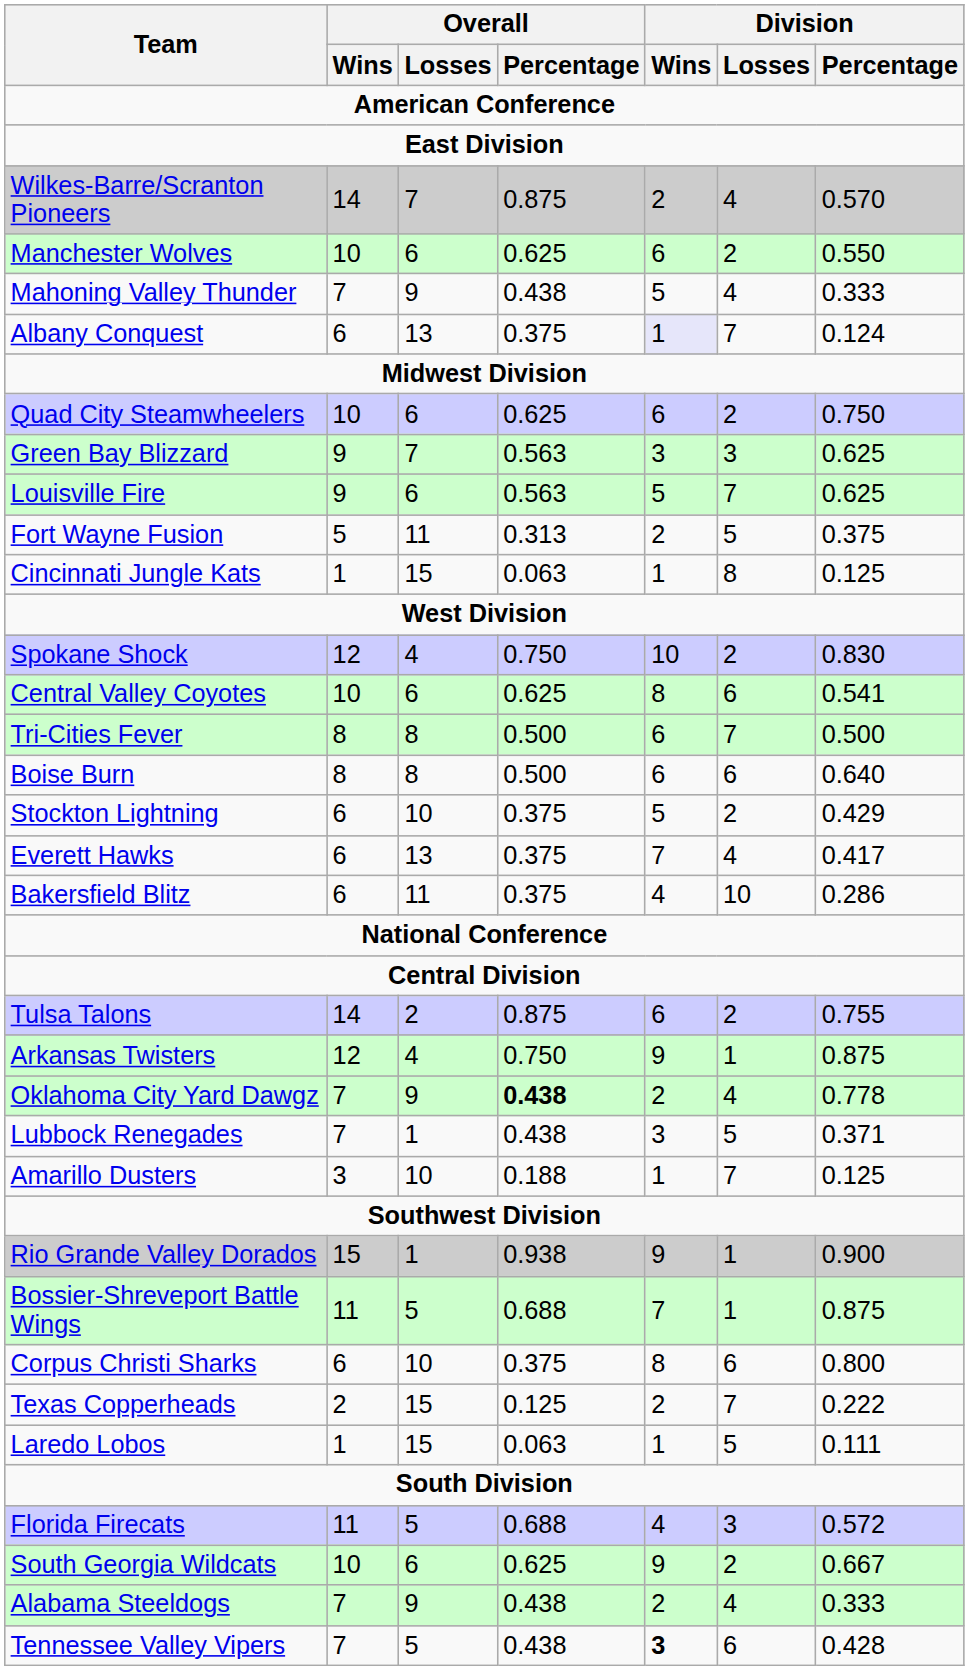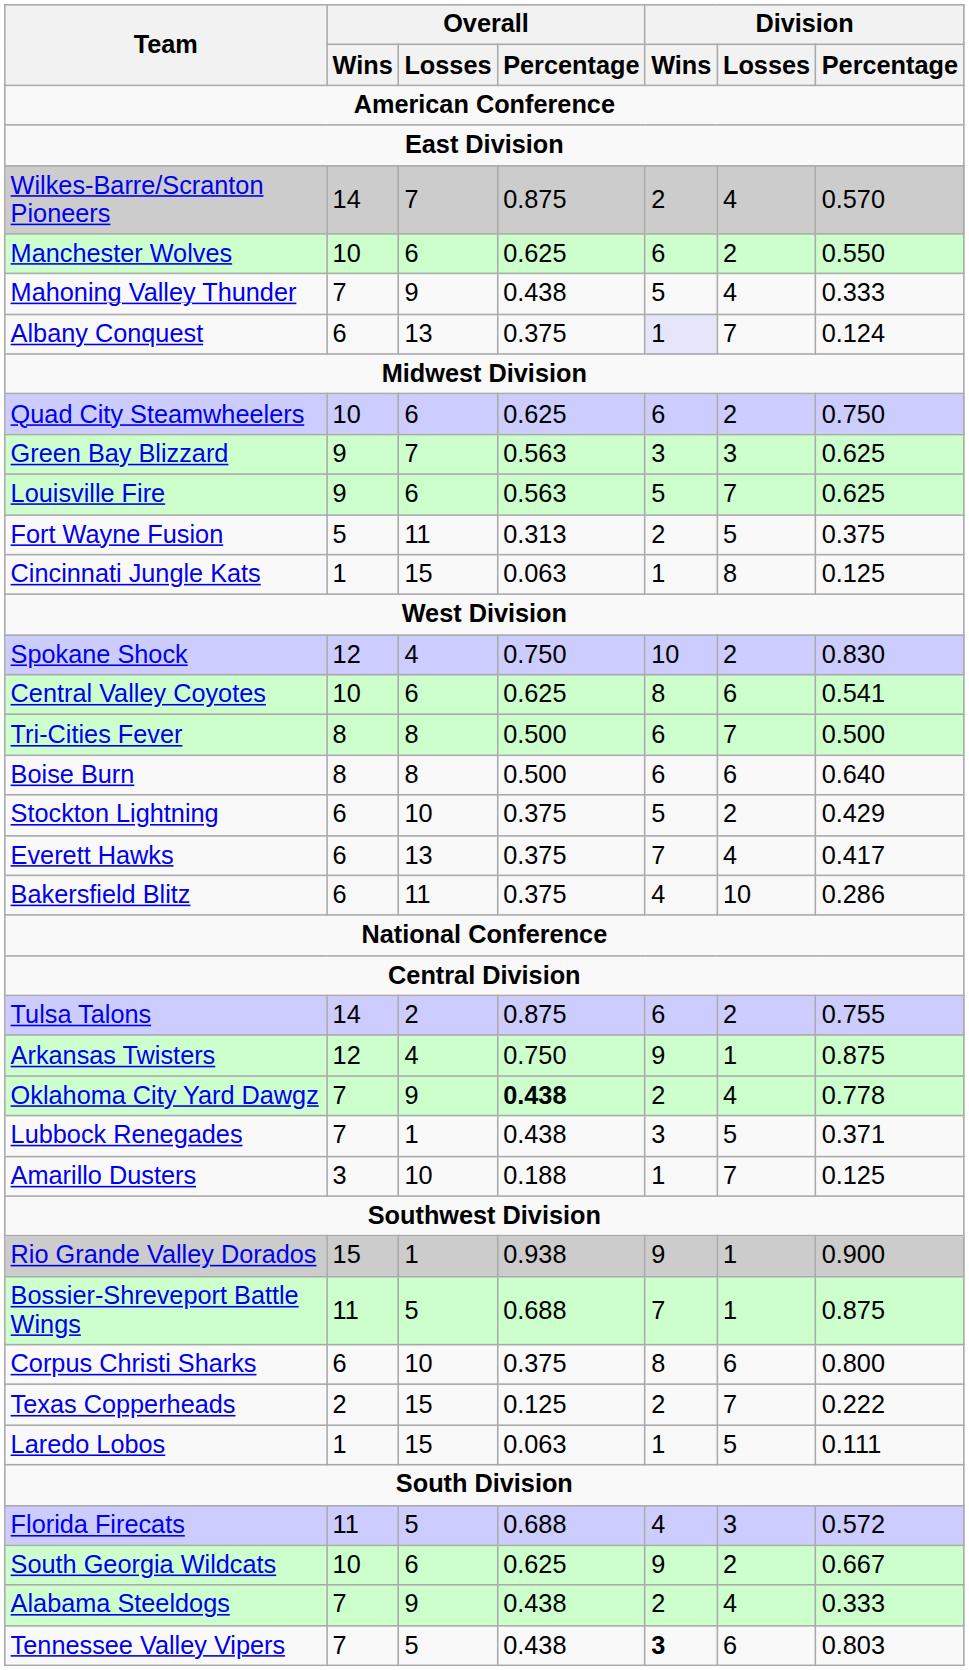(853, 1645) 0.428 -> (853, 1645) 0.803
